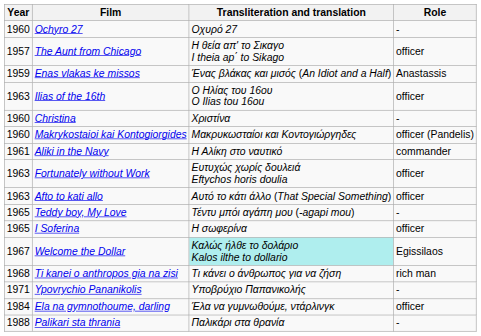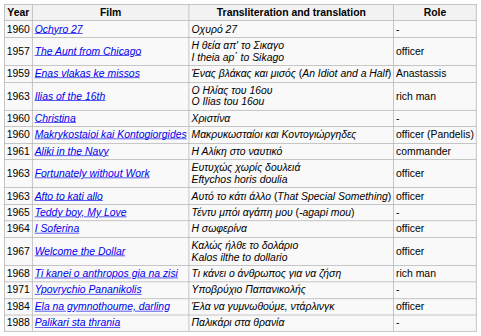(410, 96) officer -> (416, 96) rich man
(18, 229) 1965 -> (18, 229) 1964
(245, 251) paleturquoise background -> (245, 251) no background
(419, 251) Egissilaos -> (410, 251) officer
